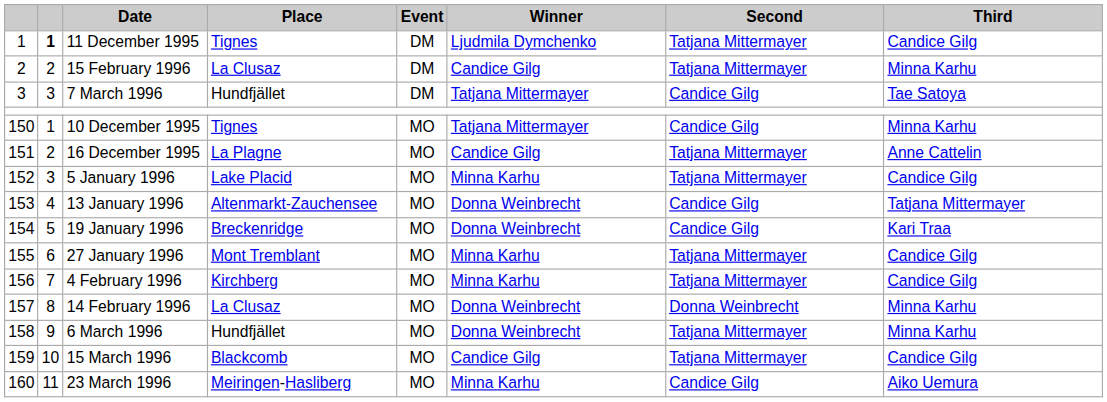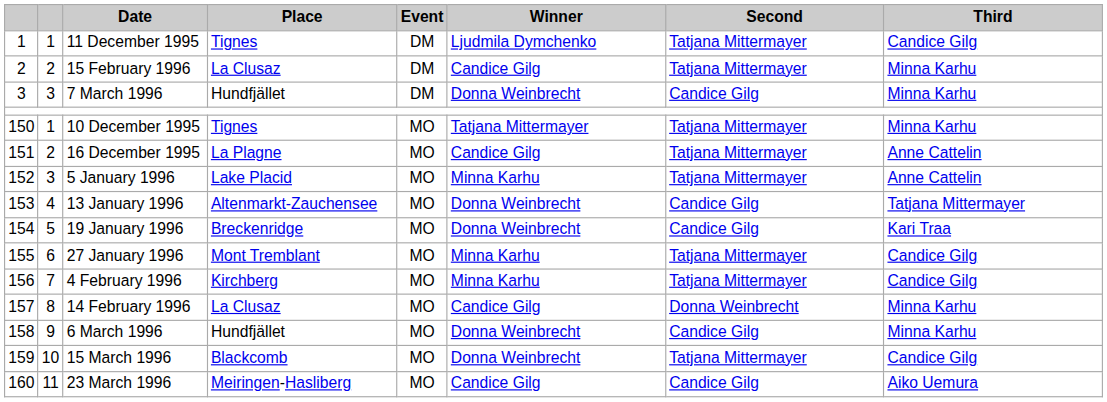(51, 42) bold -> (51, 42) normal
(520, 94) Tatjana Mittermayer -> (516, 94) Donna Weinbrecht
(927, 94) Tae Satoya -> (932, 94) Minna Karhu
(714, 127) Candice Gilg -> (738, 127) Tatjana Mittermayer
(932, 178) Candice Gilg -> (935, 178) Anne Cattelin
(516, 306) Donna Weinbrecht -> (496, 306) Candice Gilg
(738, 332) Tatjana Mittermayer -> (714, 332) Candice Gilg
(496, 357) Candice Gilg -> (516, 357) Donna Weinbrecht
(495, 383) Minna Karhu -> (496, 383) Candice Gilg
